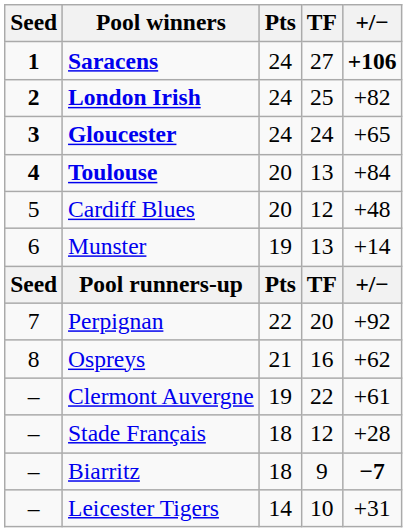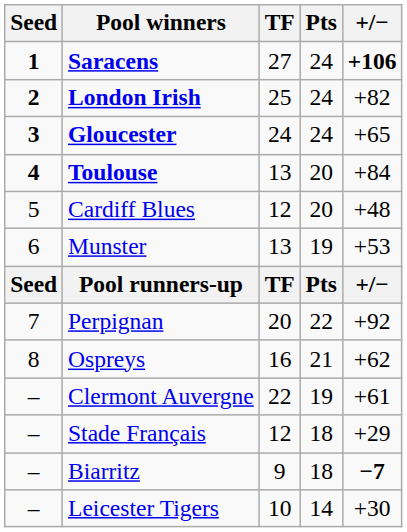columns swapped: (280, 23) <-> (322, 23)
(372, 246) +14 -> (372, 246) +53
(372, 433) +28 -> (372, 433) +29
(372, 508) +31 -> (372, 508) +30
